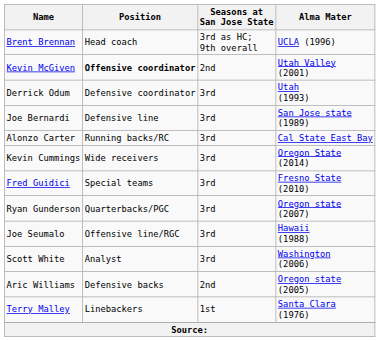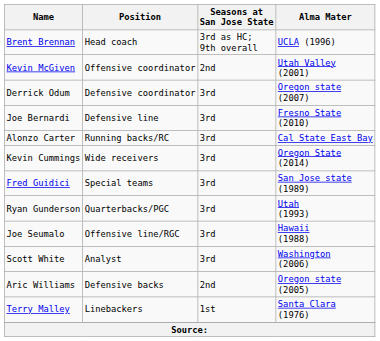(140, 67) bold -> (140, 67) normal
(294, 92) Utah (1993) -> (310, 92) Oregon state (2007)
(315, 118) San Jose state (1989) -> (310, 118) Fresno State (2010)
(310, 183) Fresno State (2010) -> (315, 183) San Jose state (1989)
(310, 208) Oregon state (2007) -> (294, 208) Utah (1993)
